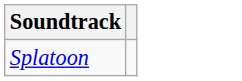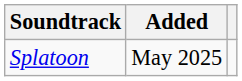+ column: (177, 22)
